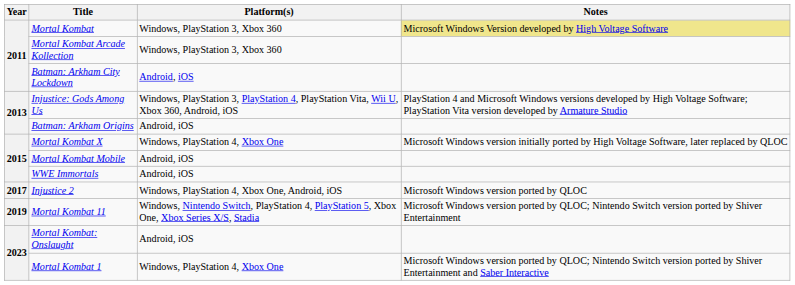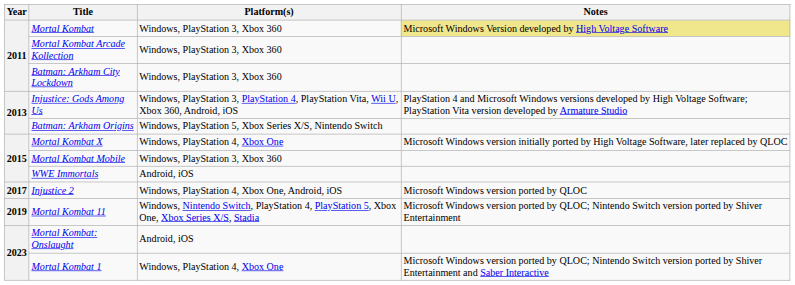(166, 77) Android, iOS -> (210, 77) Windows, PlayStation 3, Xbox 360
(166, 126) Android, iOS -> (261, 126) Windows, PlayStation 5, Xbox Series X/S, Nintendo Switch
(166, 158) Android, iOS -> (210, 158) Windows, PlayStation 3, Xbox 360
